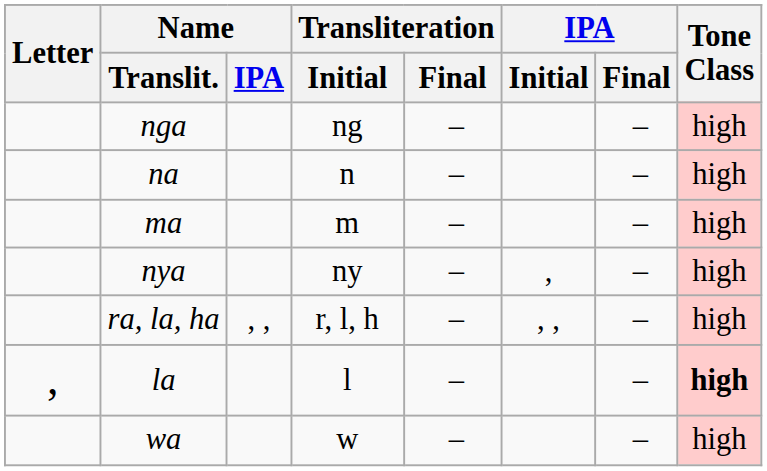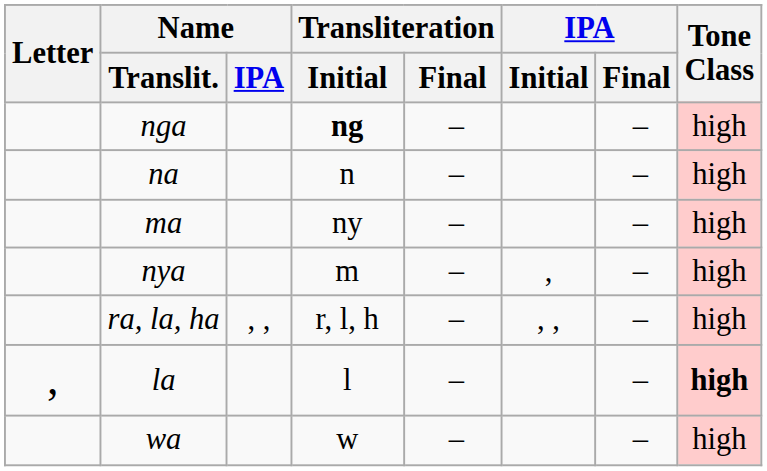(347, 125) normal -> (347, 125) bold
(347, 222) m -> (347, 222) ny
(347, 271) ny -> (347, 271) m
